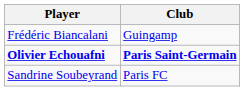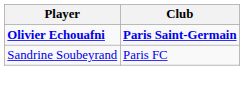- row: (58, 34)
